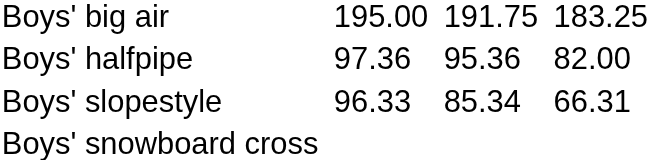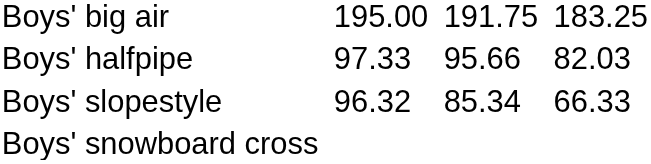(372, 59) 97.36 -> (372, 59) 97.33
(482, 59) 95.36 -> (482, 59) 95.66
(592, 59) 82.00 -> (592, 59) 82.03
(372, 101) 96.33 -> (372, 101) 96.32
(592, 101) 66.31 -> (592, 101) 66.33
